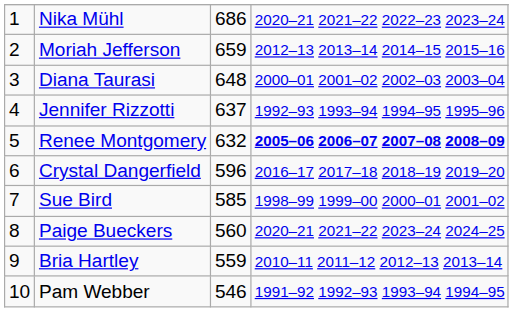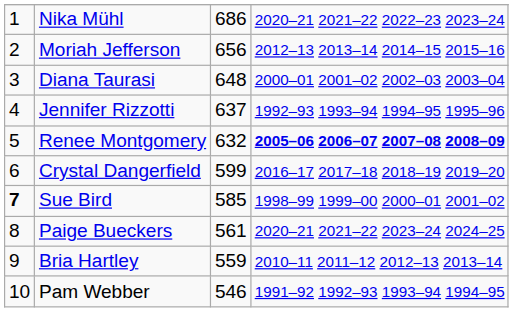(231, 49) 659 -> (231, 49) 656
(231, 170) 596 -> (231, 170) 599
(14, 200) normal -> (14, 200) bold
(231, 230) 560 -> (231, 230) 561
